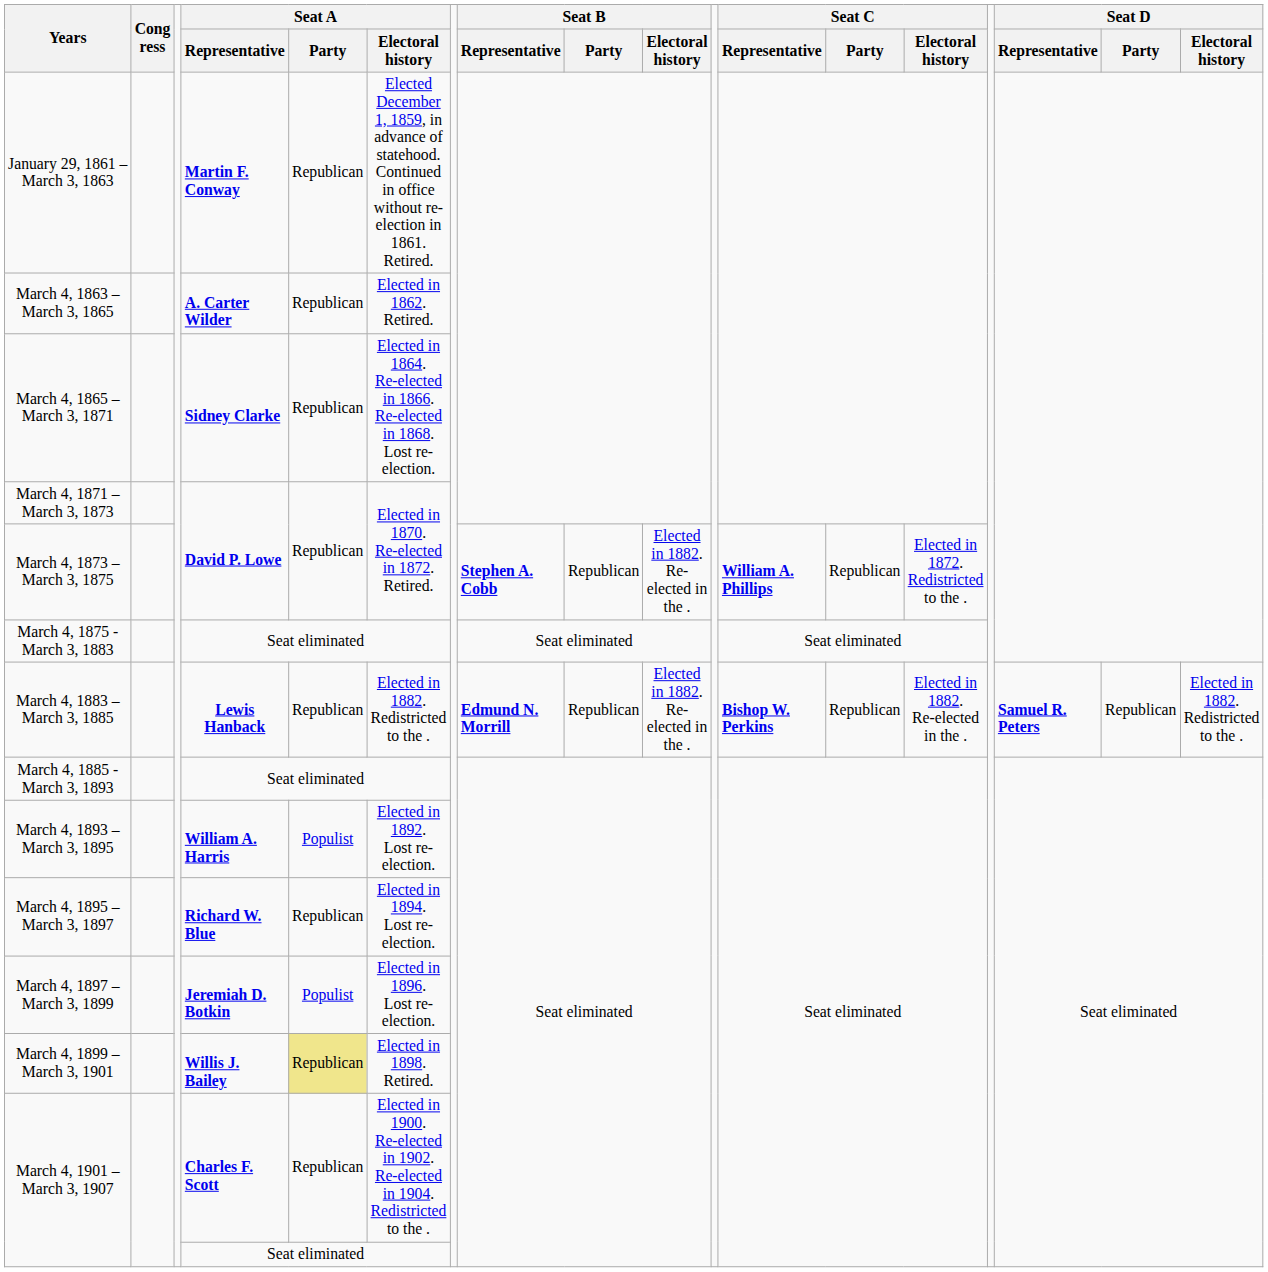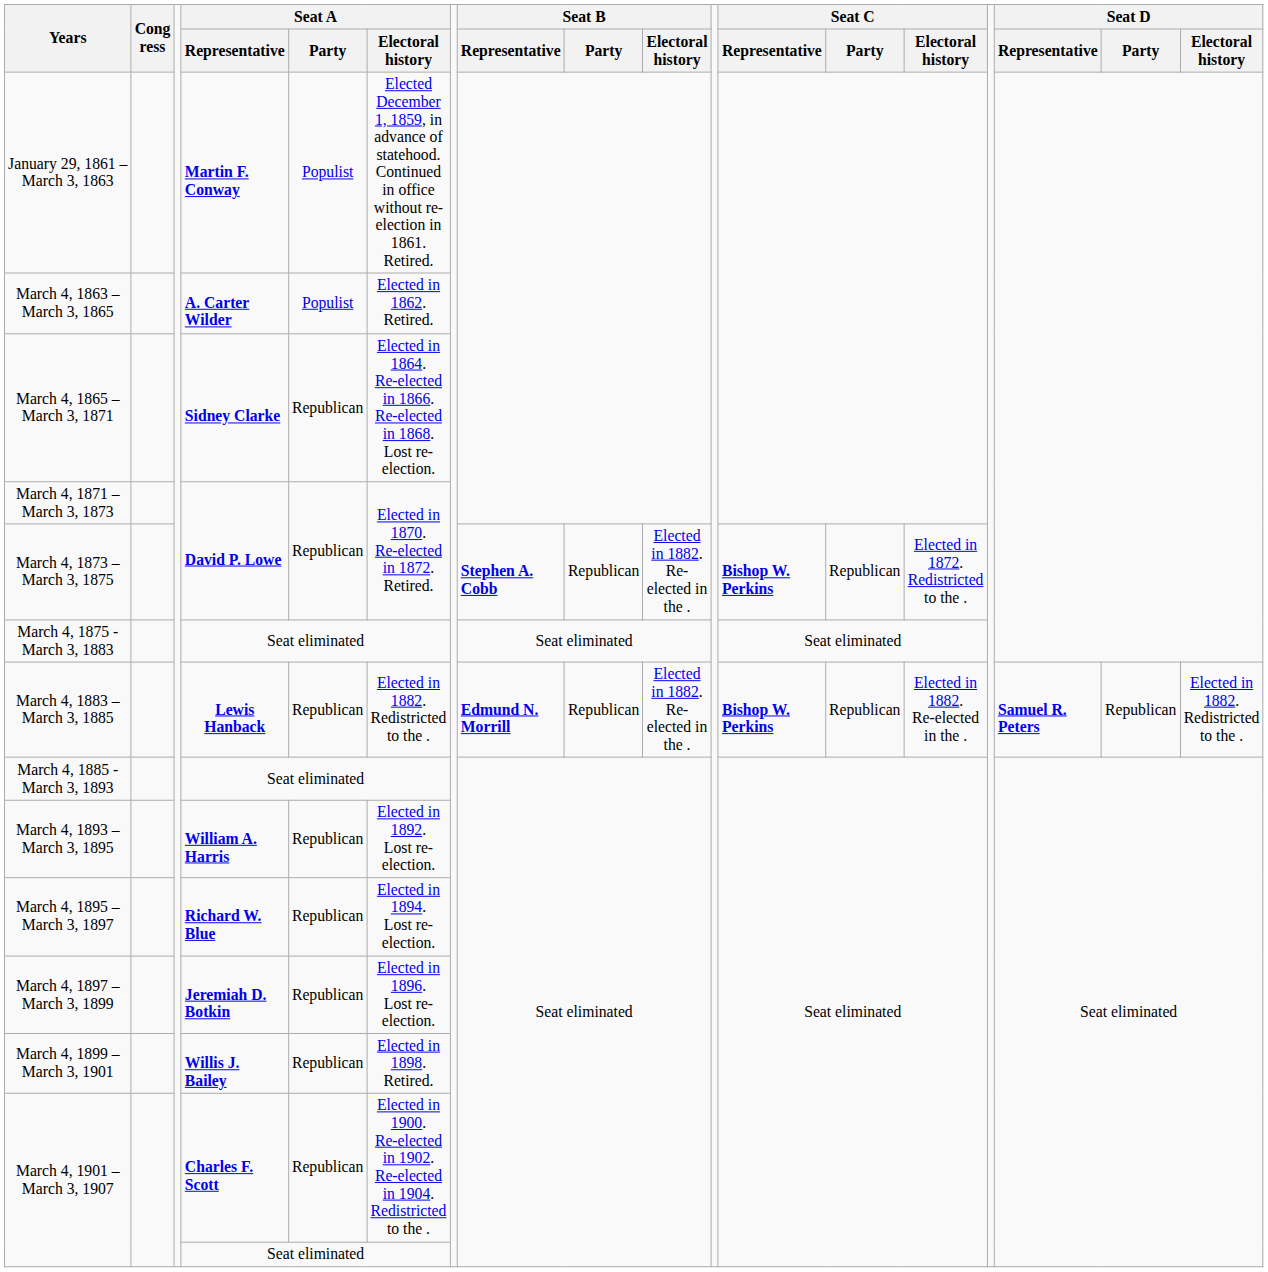(328, 172) Republican -> (328, 172) Populist
(328, 303) Republican -> (328, 303) Populist
(758, 580) William A. Phillips -> (756, 580) Bishop W. Perkins
(328, 838) Populist -> (328, 838) Republican
(328, 994) Populist -> (328, 994) Republican
(328, 1063) khaki background -> (328, 1063) no background
